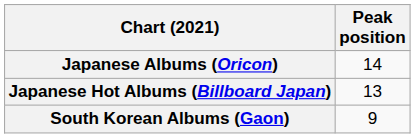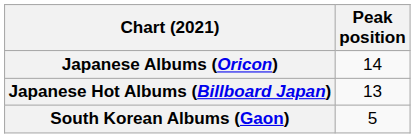(372, 118) 9 -> (372, 118) 5
